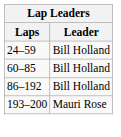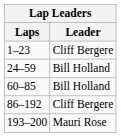+ row: (19, 50)
(81, 86) Bill Holland -> (83, 104) Cliff Bergere
